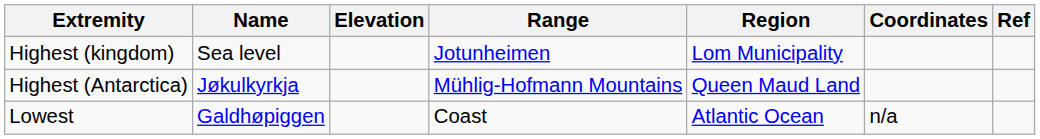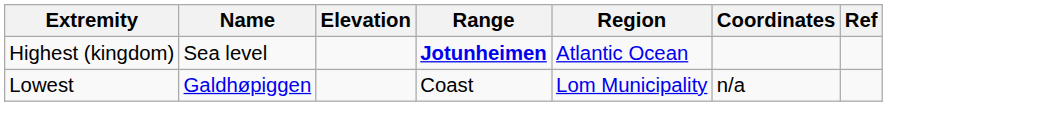(492, 52) normal -> (484, 52) bold
(767, 52) Lom Municipality -> (622, 52) Atlantic Ocean
- row: (99, 85)
(758, 117) Atlantic Ocean -> (632, 85) Lom Municipality
